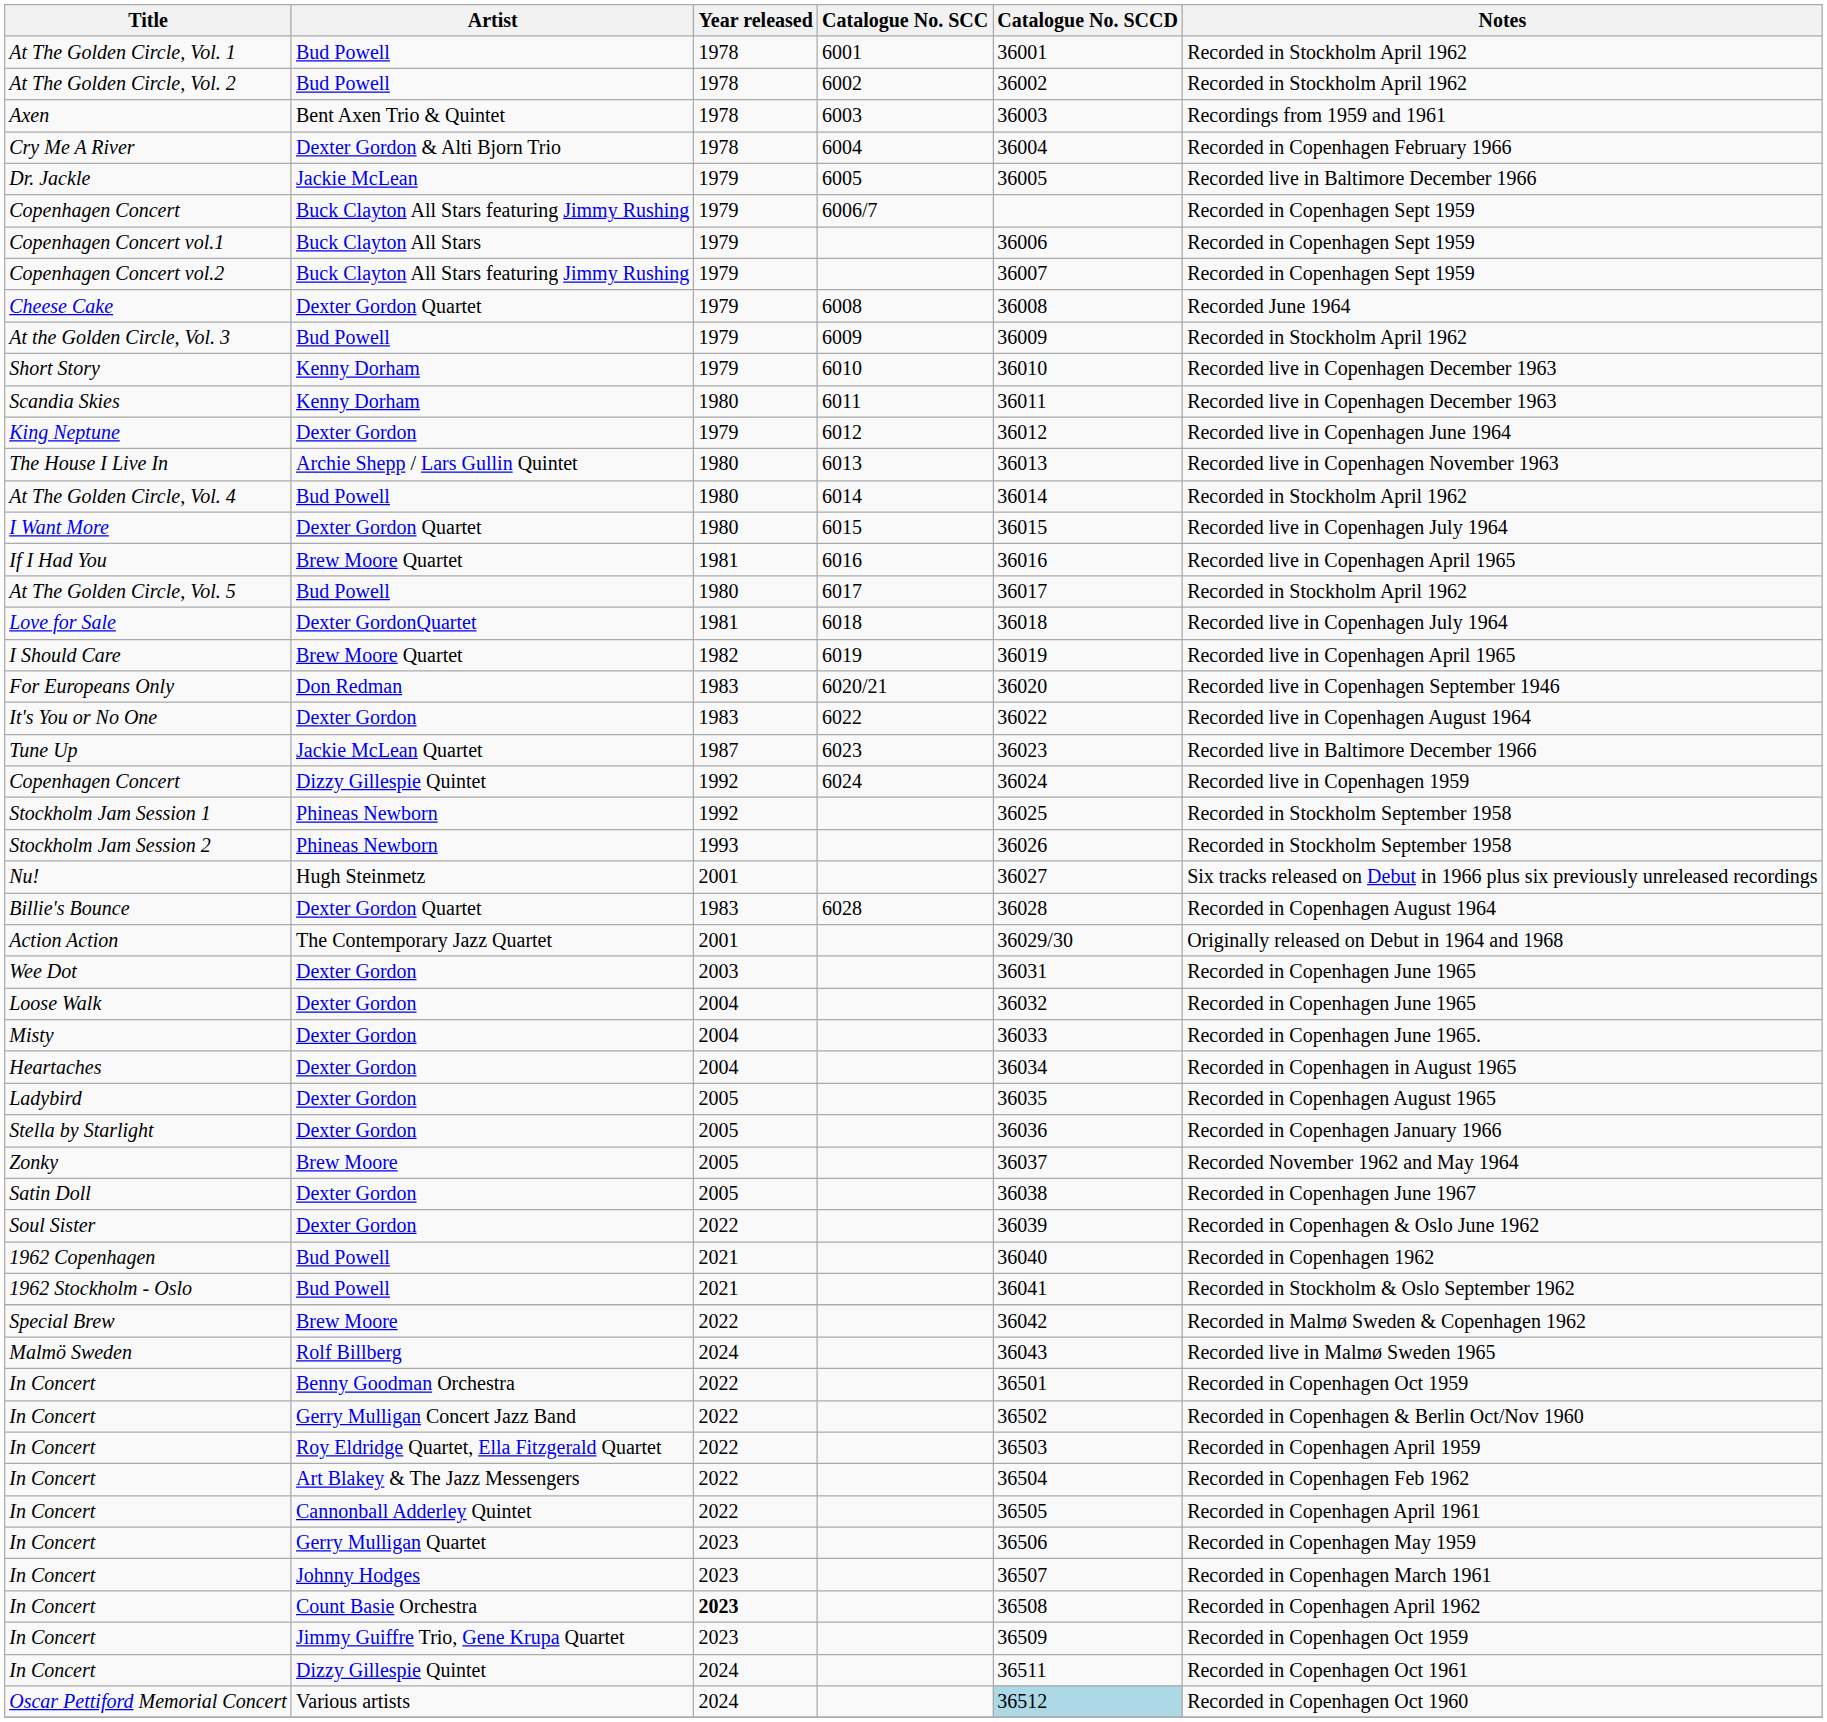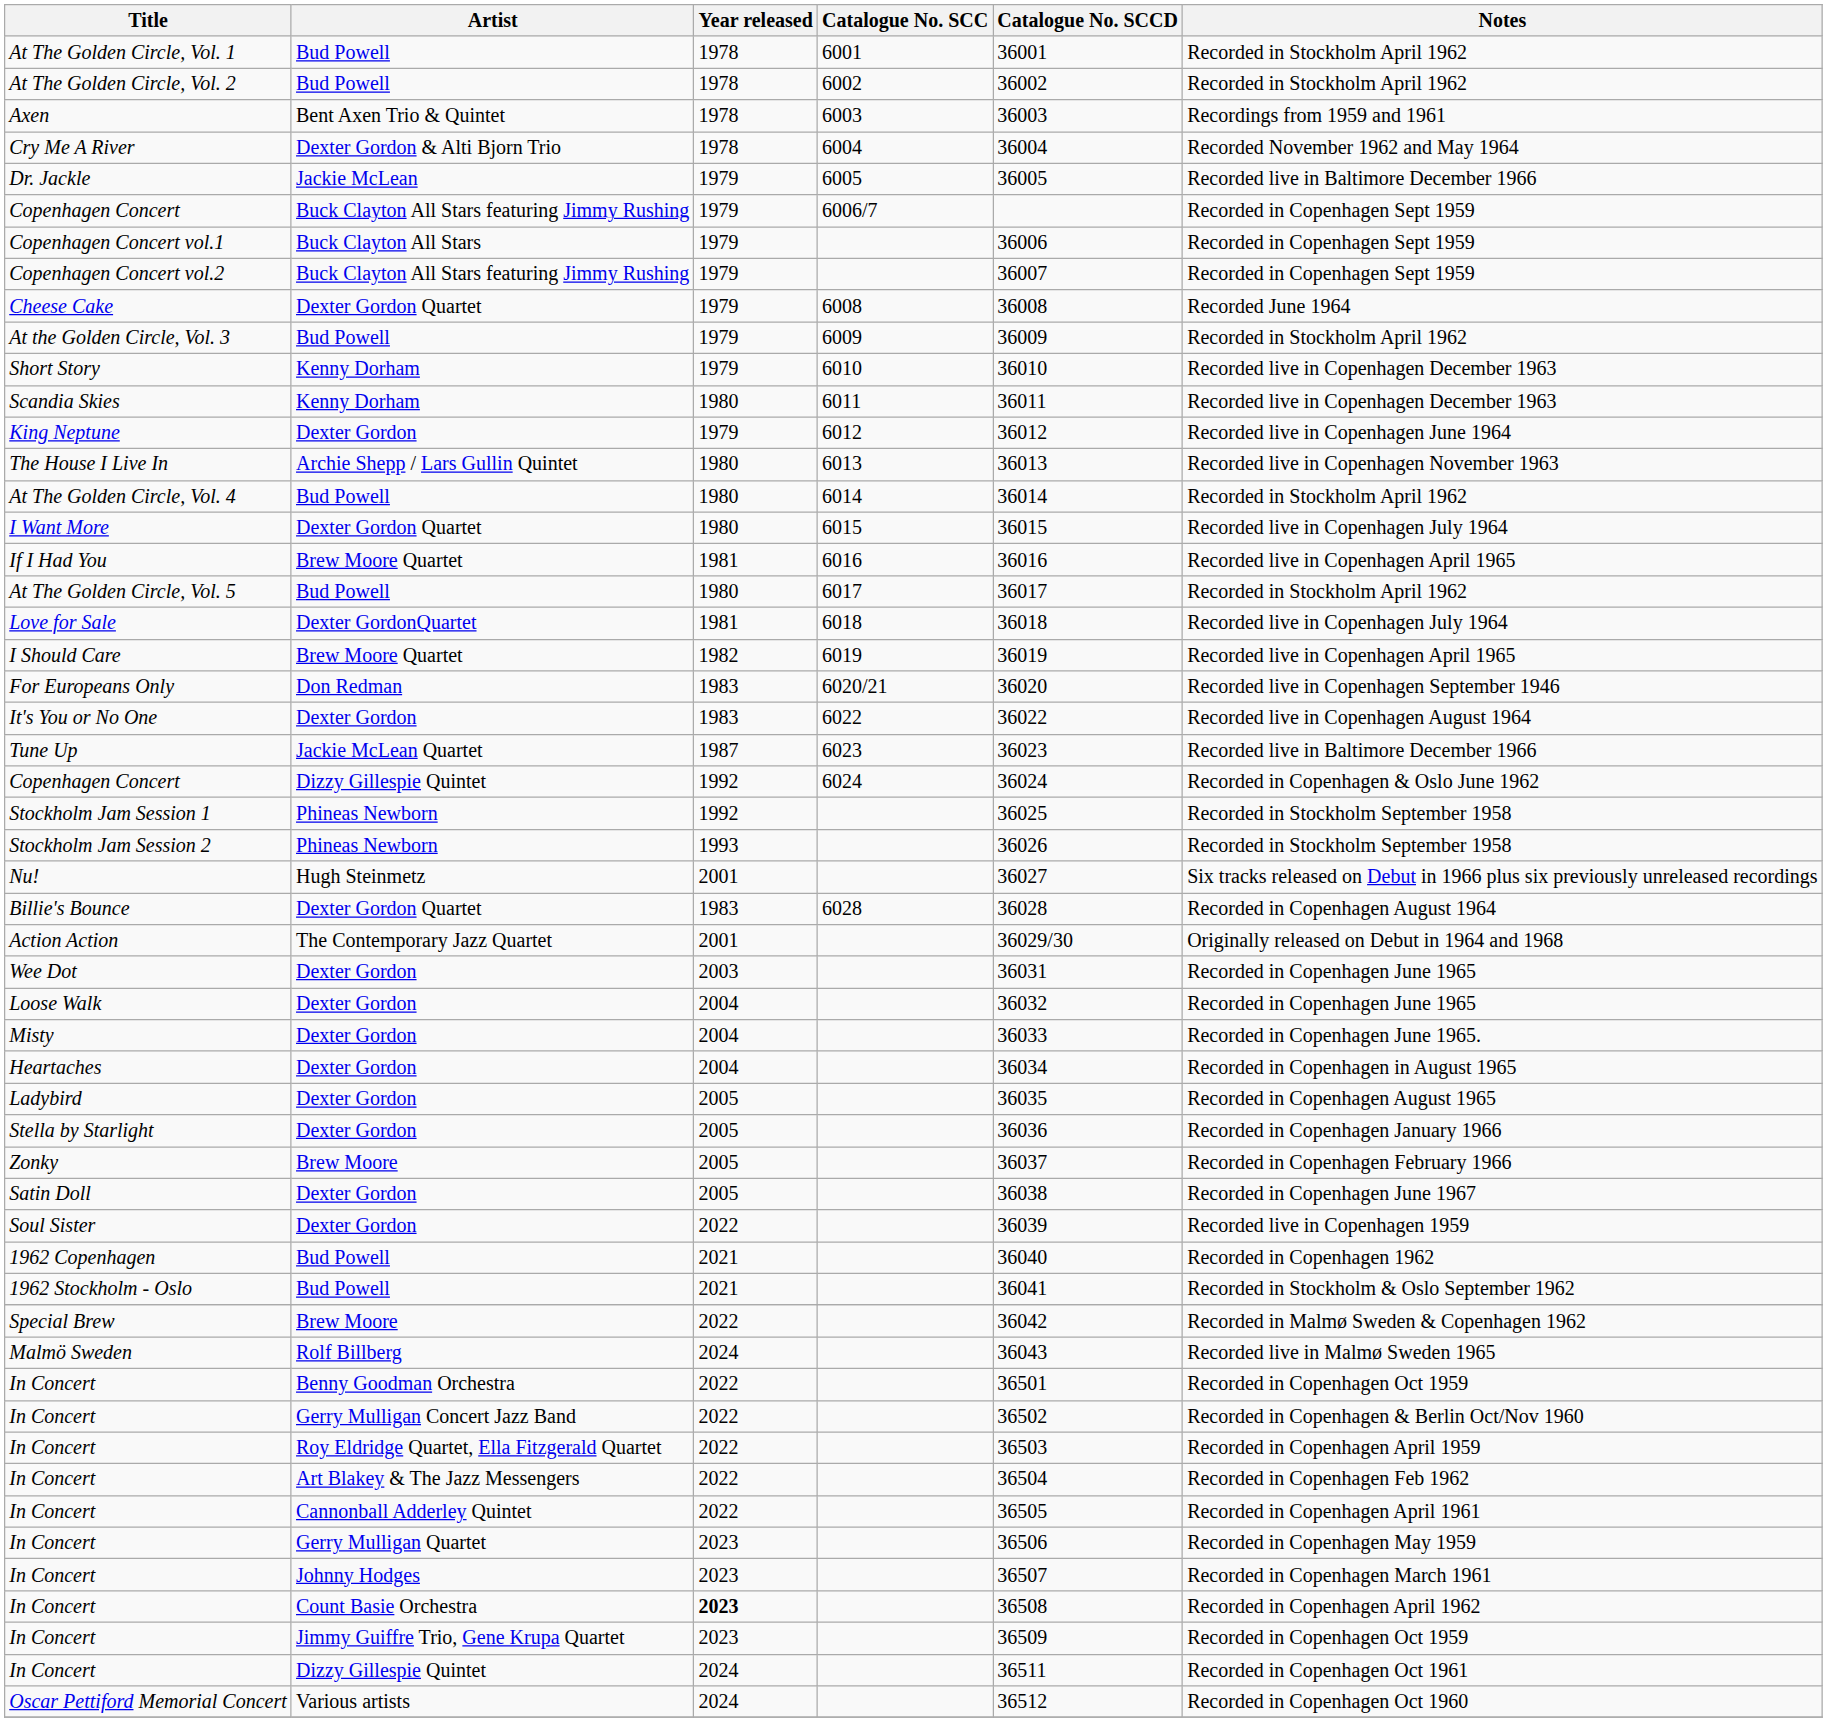(1349, 147) Recorded in Copenhagen February 1966 -> (1353, 147) Recorded November 1962 and May 1964
(1328, 781) Recorded live in Copenhagen 1959 -> (1363, 781) Recorded in Copenhagen & Oslo June 1962
(1353, 1162) Recorded November 1962 and May 1964 -> (1349, 1162) Recorded in Copenhagen February 1966
(1363, 1225) Recorded in Copenhagen & Oslo June 1962 -> (1328, 1225) Recorded live in Copenhagen 1959
(1022, 1701) lightblue background -> (1022, 1701) no background
